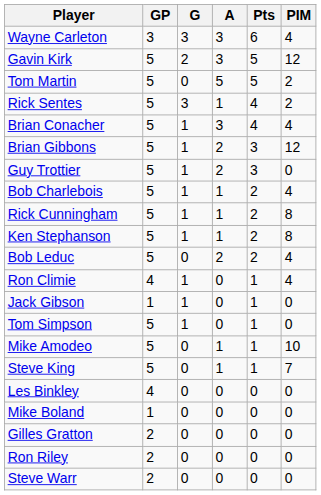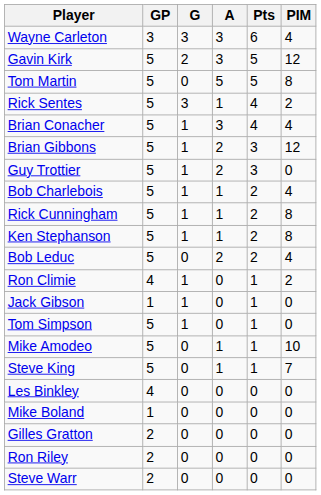(289, 81) 2 -> (289, 81) 8
(289, 280) 4 -> (289, 280) 2
